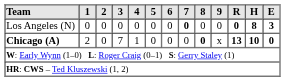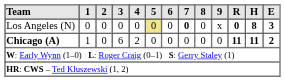(153, 26) no background -> (154, 26) khaki background
(219, 26) 0 -> (220, 26) x
(87, 40) 2 -> (87, 40) 1
(120, 40) 7 -> (121, 40) 6
(137, 40) 1 -> (137, 40) 2
(203, 40) bold -> (203, 40) normal
(219, 40) x -> (220, 40) 0
(236, 40) 13 -> (237, 40) 11
(254, 40) 10 -> (254, 40) 11
(271, 40) 0 -> (271, 40) 2
